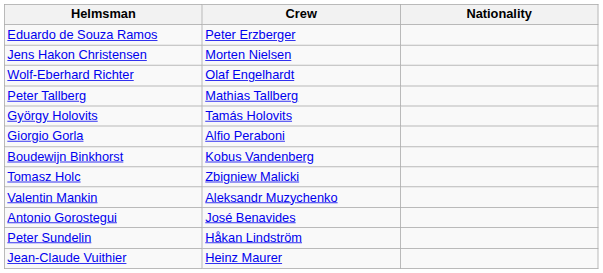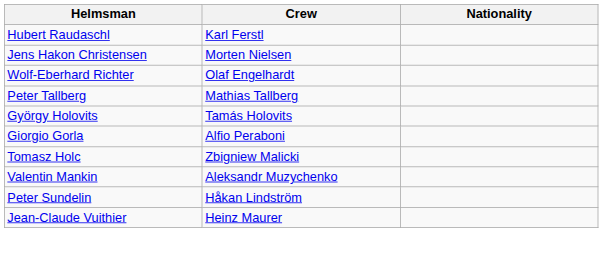+ row: (59, 34)
- row: (82, 34)
- row: (65, 156)
- row: (62, 217)
